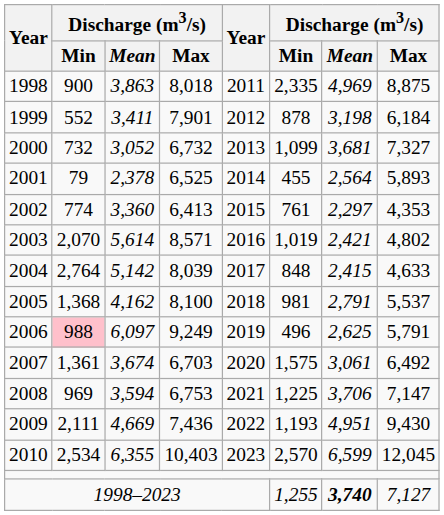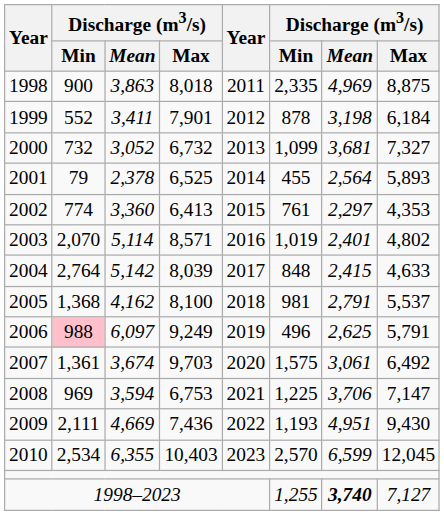(132, 240) 5,614 -> (132, 240) 5,114
(350, 240) 2,421 -> (350, 240) 2,401
(191, 362) 6,703 -> (191, 362) 9,703
